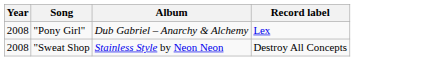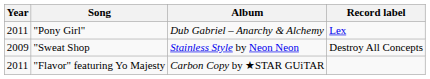(18, 30) 2008 -> (18, 30) 2011
(18, 47) 2008 -> (18, 47) 2009
+ row: (99, 65)
